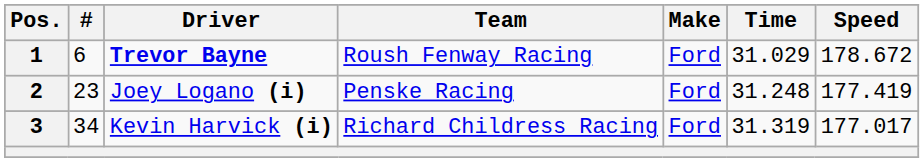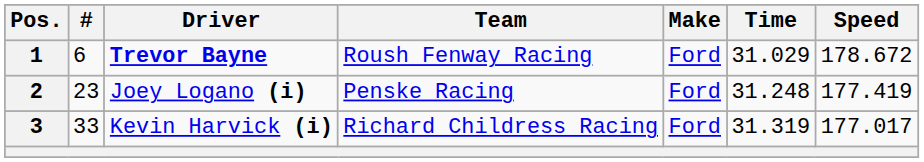(86, 129) 34 -> (86, 129) 33
